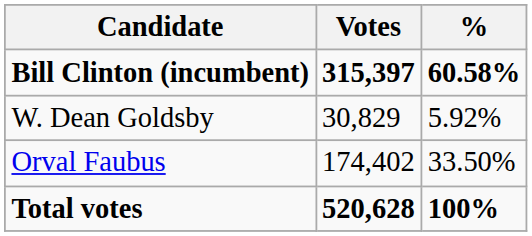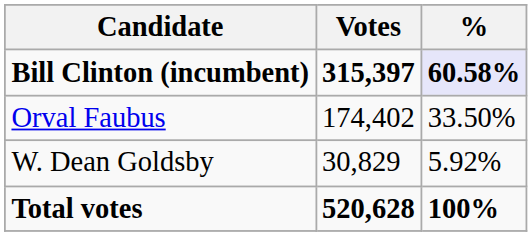(474, 72) no background -> (474, 72) lavender background
rows swapped: (89, 162) <-> (113, 117)
